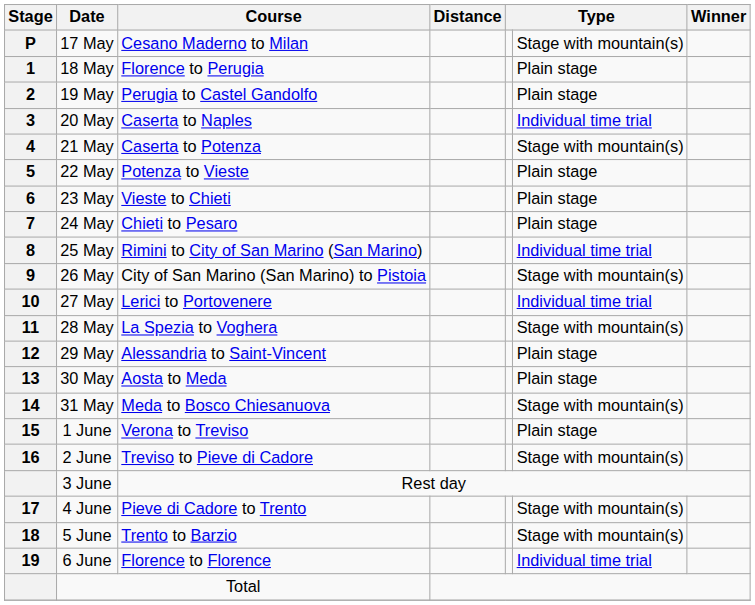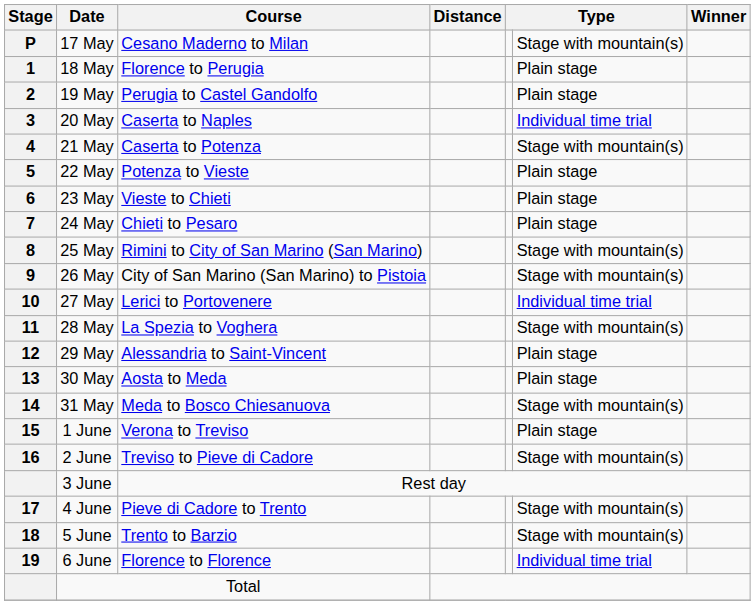(584, 250) Individual time trial -> (600, 250) Stage with mountain(s)
